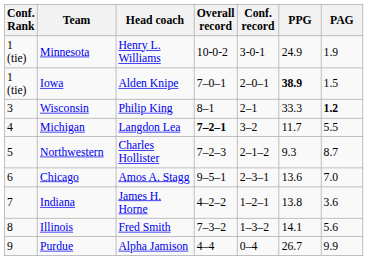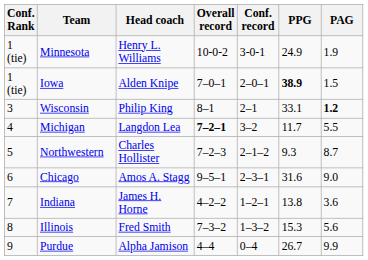(292, 108) 33.3 -> (292, 108) 33.1
(292, 177) 13.6 -> (292, 177) 31.6
(331, 177) 7.0 -> (331, 177) 9.0
(292, 227) 14.1 -> (292, 227) 15.3
